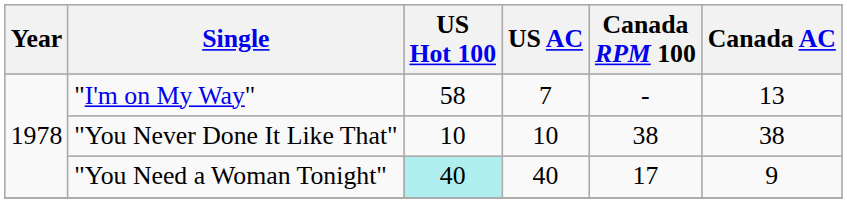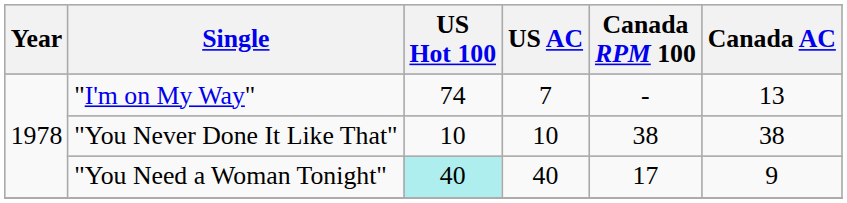(453, 94) 58 -> (453, 94) 74
